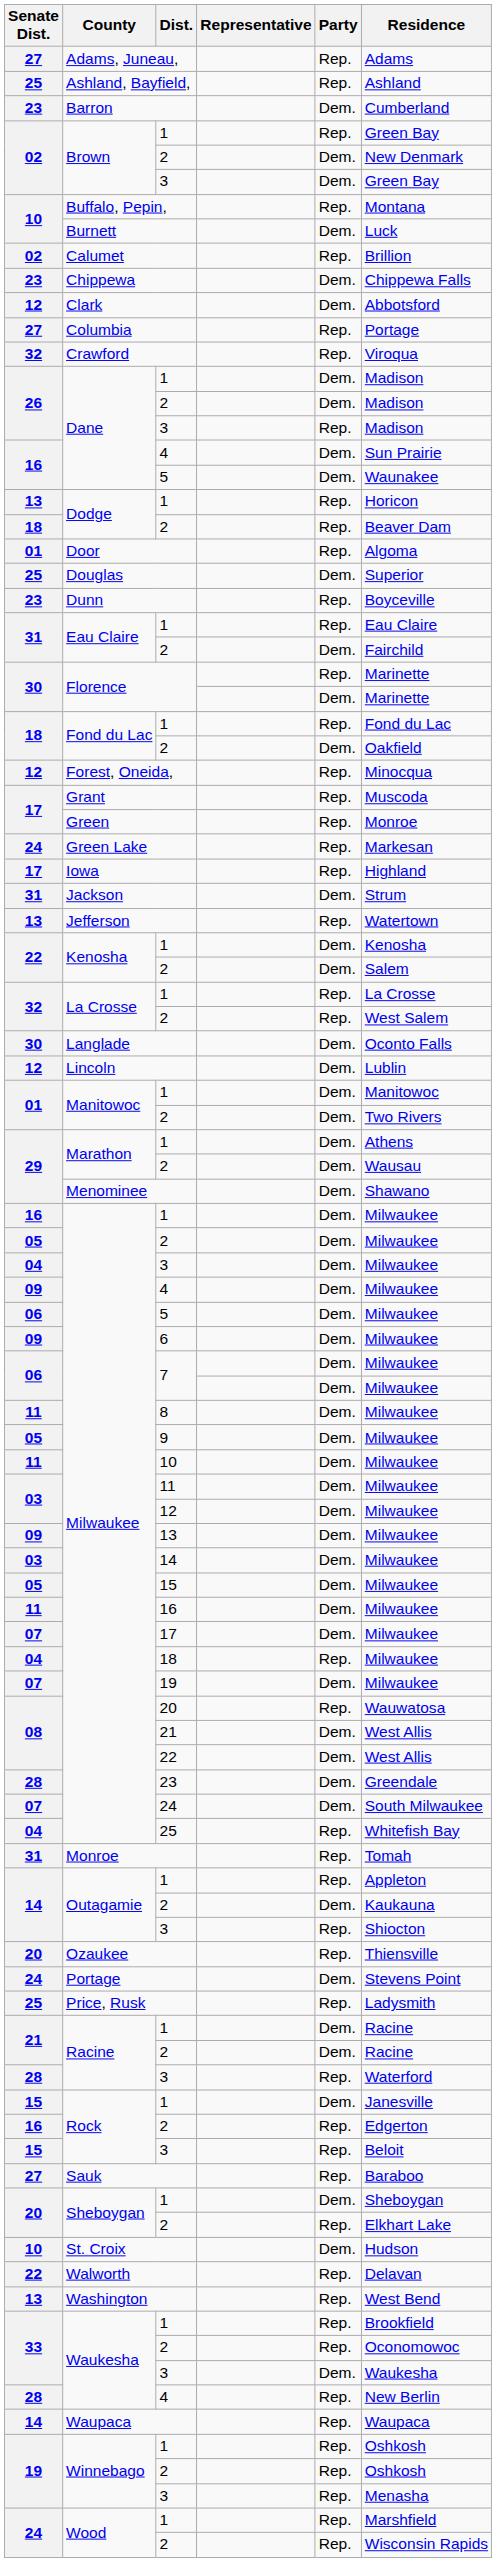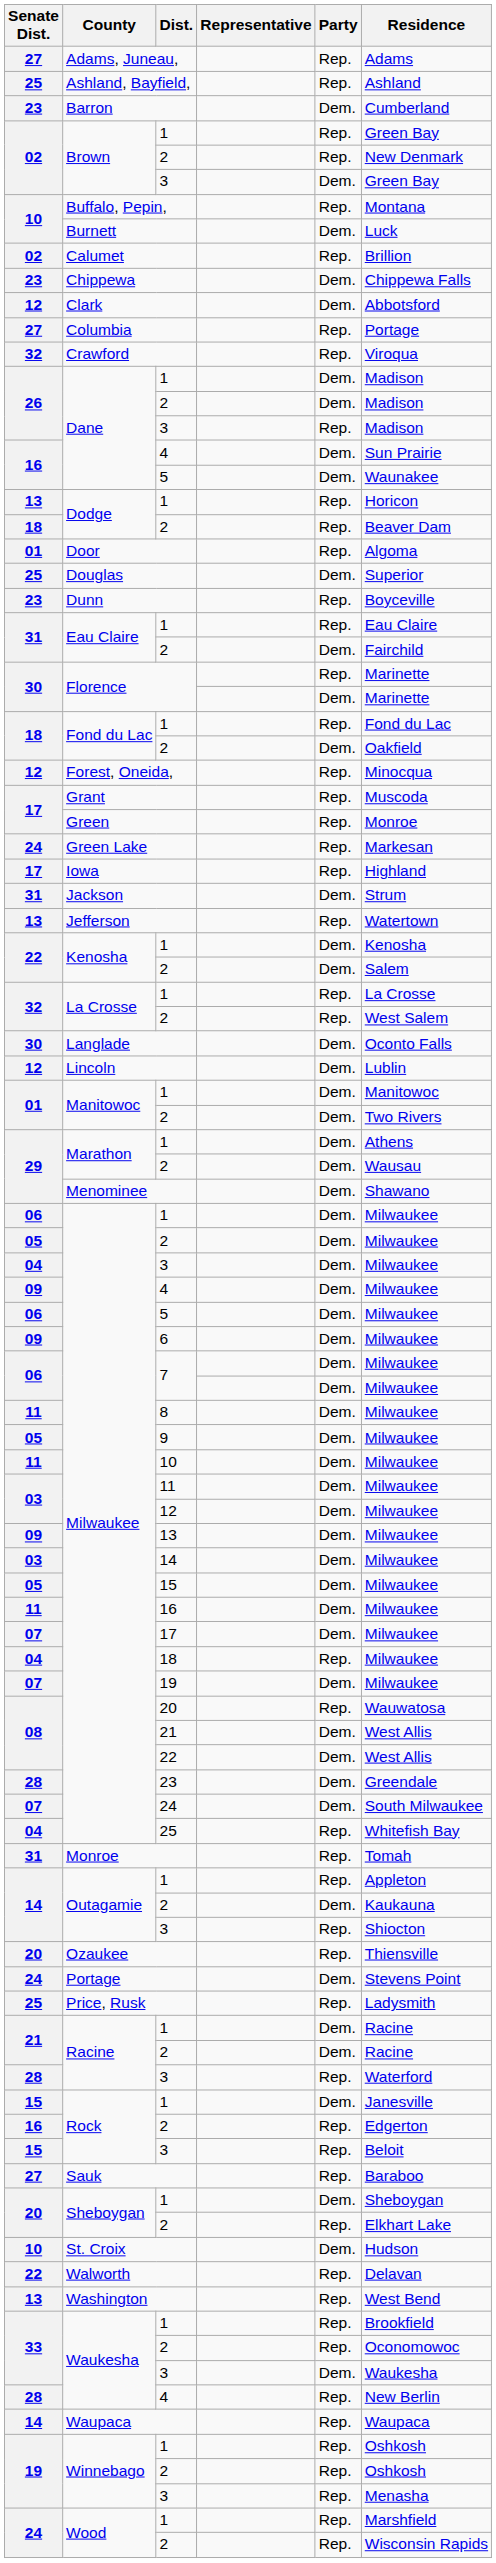(337, 157) Dem. -> (335, 157) Rep.
(34, 1215) 16 -> (34, 1215) 06
